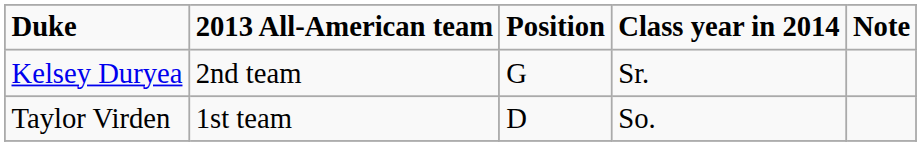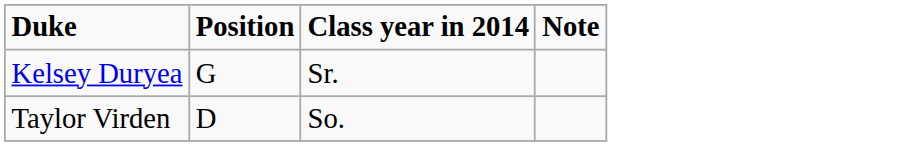- column: (344, 27)
